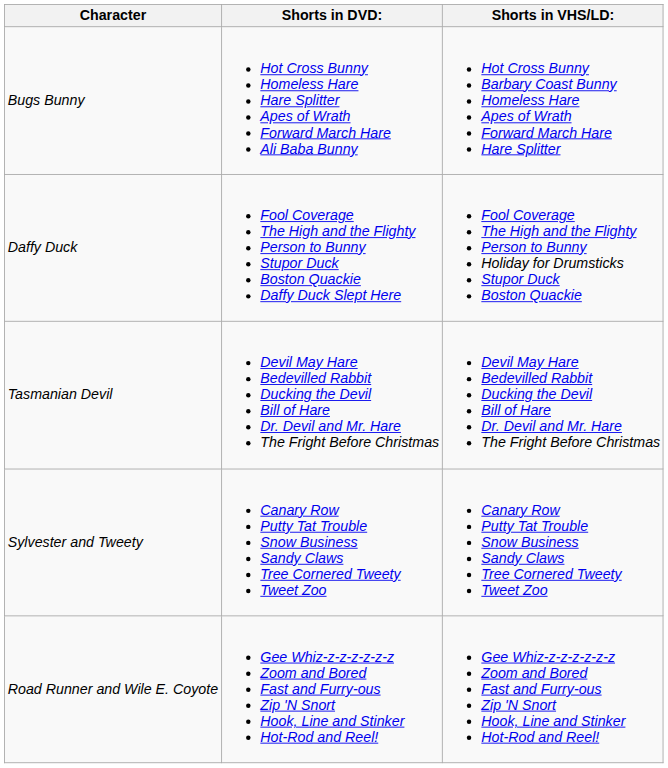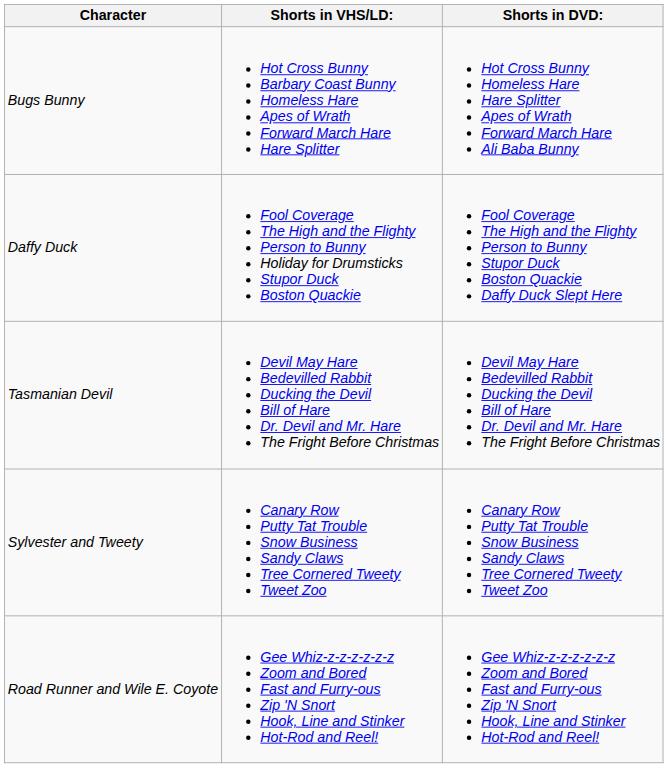columns swapped: (553, 15) <-> (332, 15)
